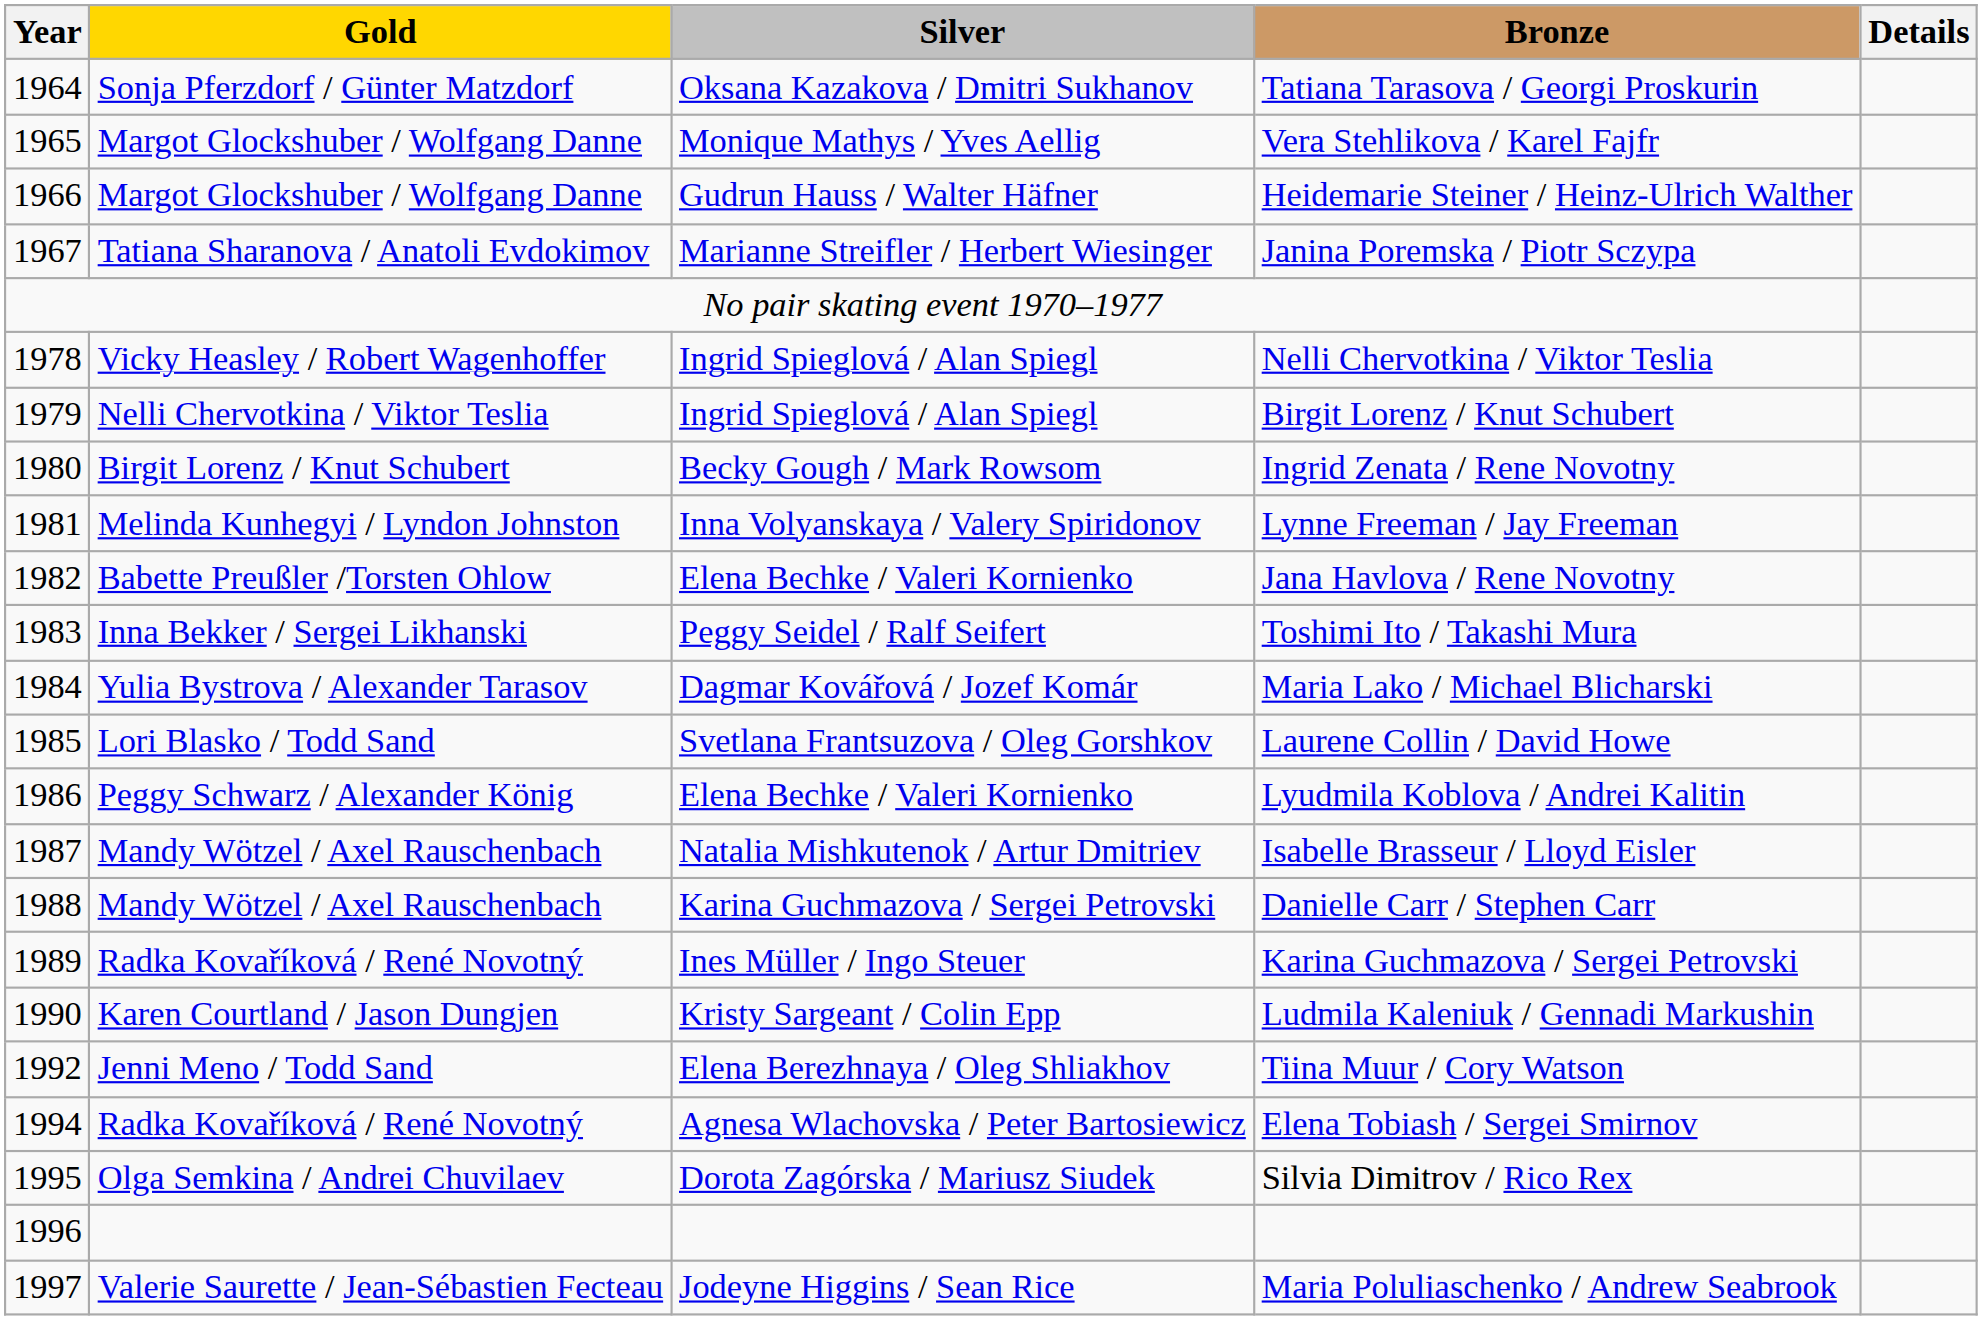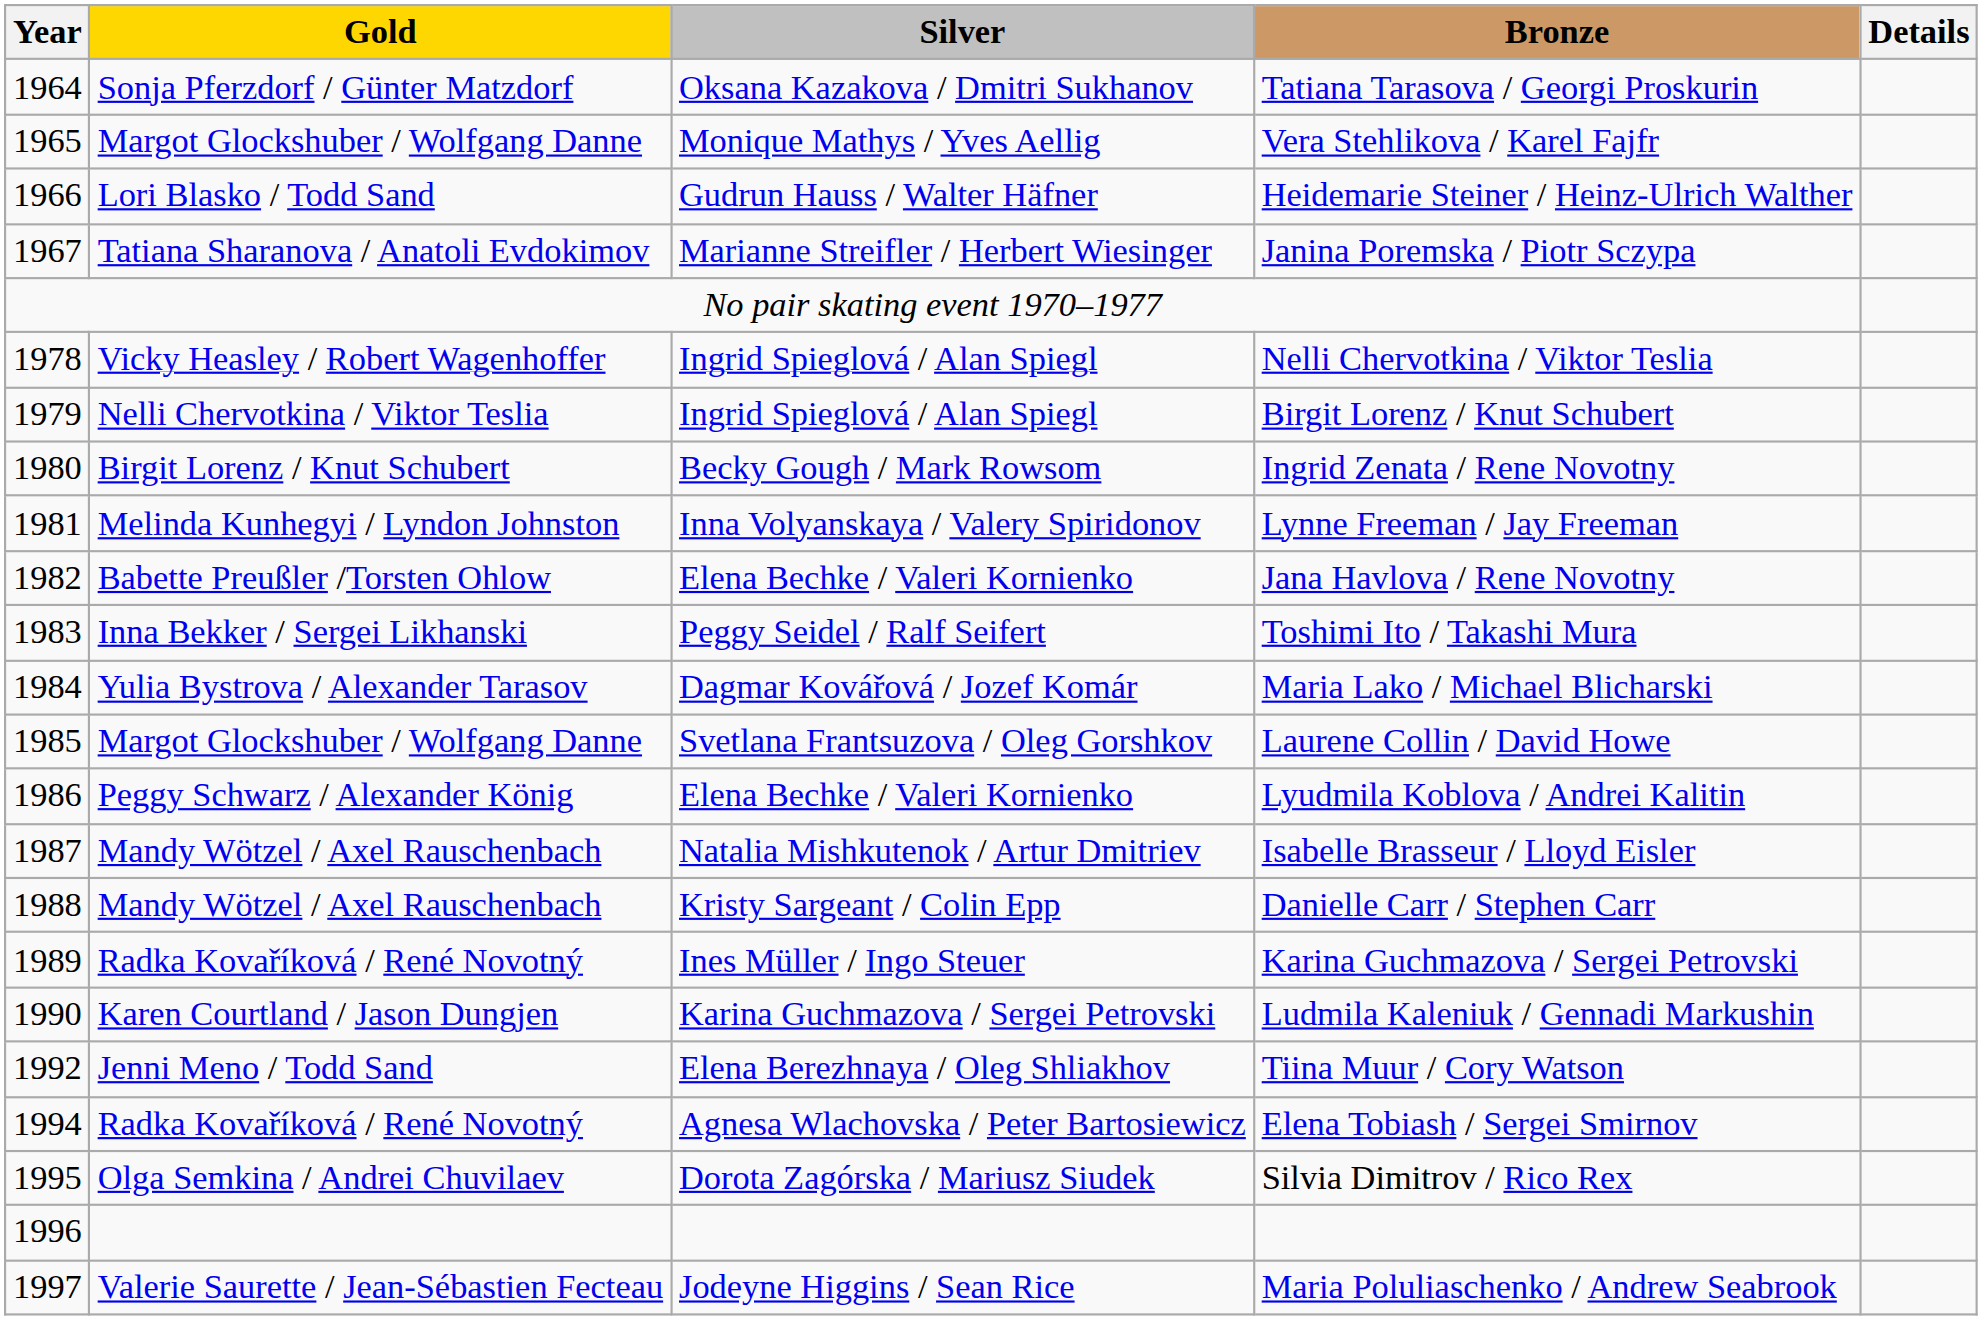(370, 195) Margot Glockshuber / Wolfgang Danne -> (266, 195) Lori Blasko / Todd Sand
(266, 741) Lori Blasko / Todd Sand -> (370, 741) Margot Glockshuber / Wolfgang Danne
(947, 904) Karina Guchmazova / Sergei Petrovski -> (870, 904) Kristy Sargeant / Colin Epp
(870, 1013) Kristy Sargeant / Colin Epp -> (947, 1013) Karina Guchmazova / Sergei Petrovski
